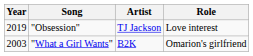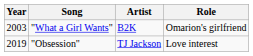rows swapped: (72, 43) <-> (55, 28)
